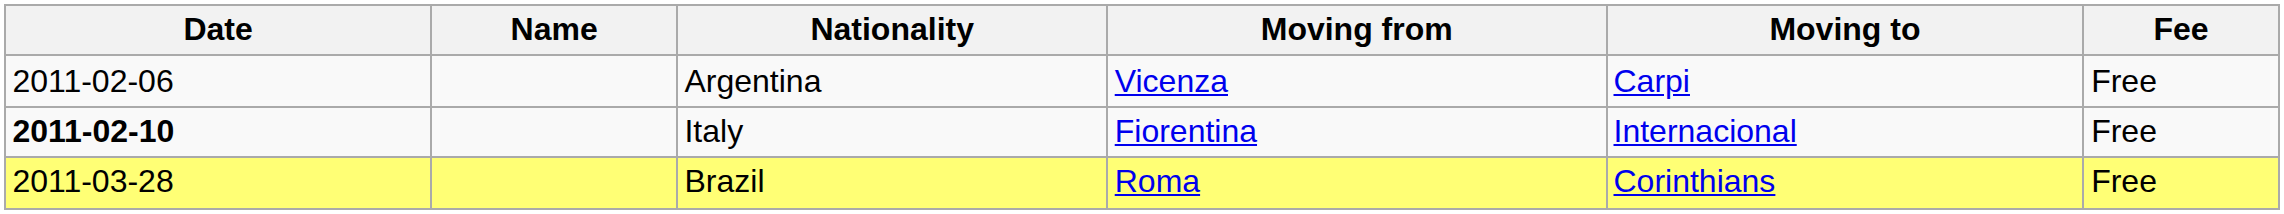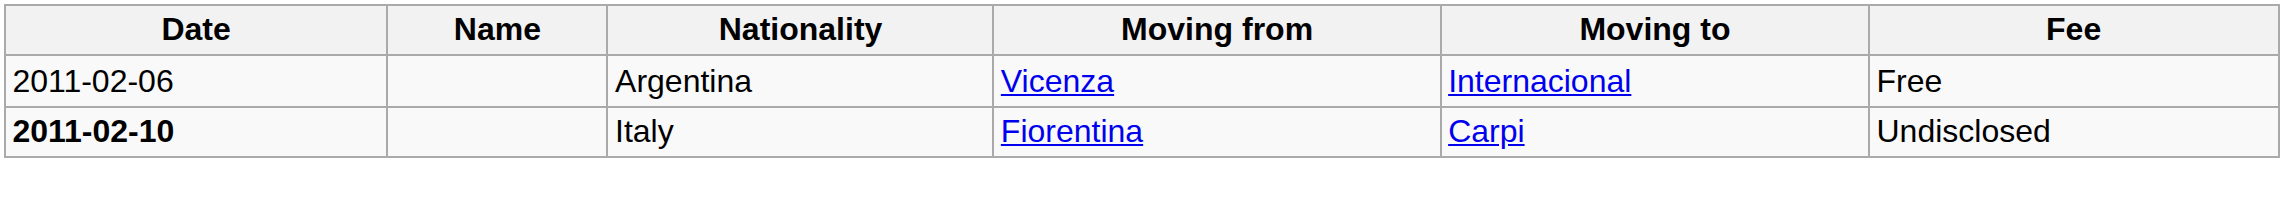(1652, 80) Carpi -> (1540, 80) Internacional
(1705, 131) Internacional -> (1486, 131) Carpi
(2124, 131) Free -> (1964, 131) Undisclosed
- row: (724, 182)
